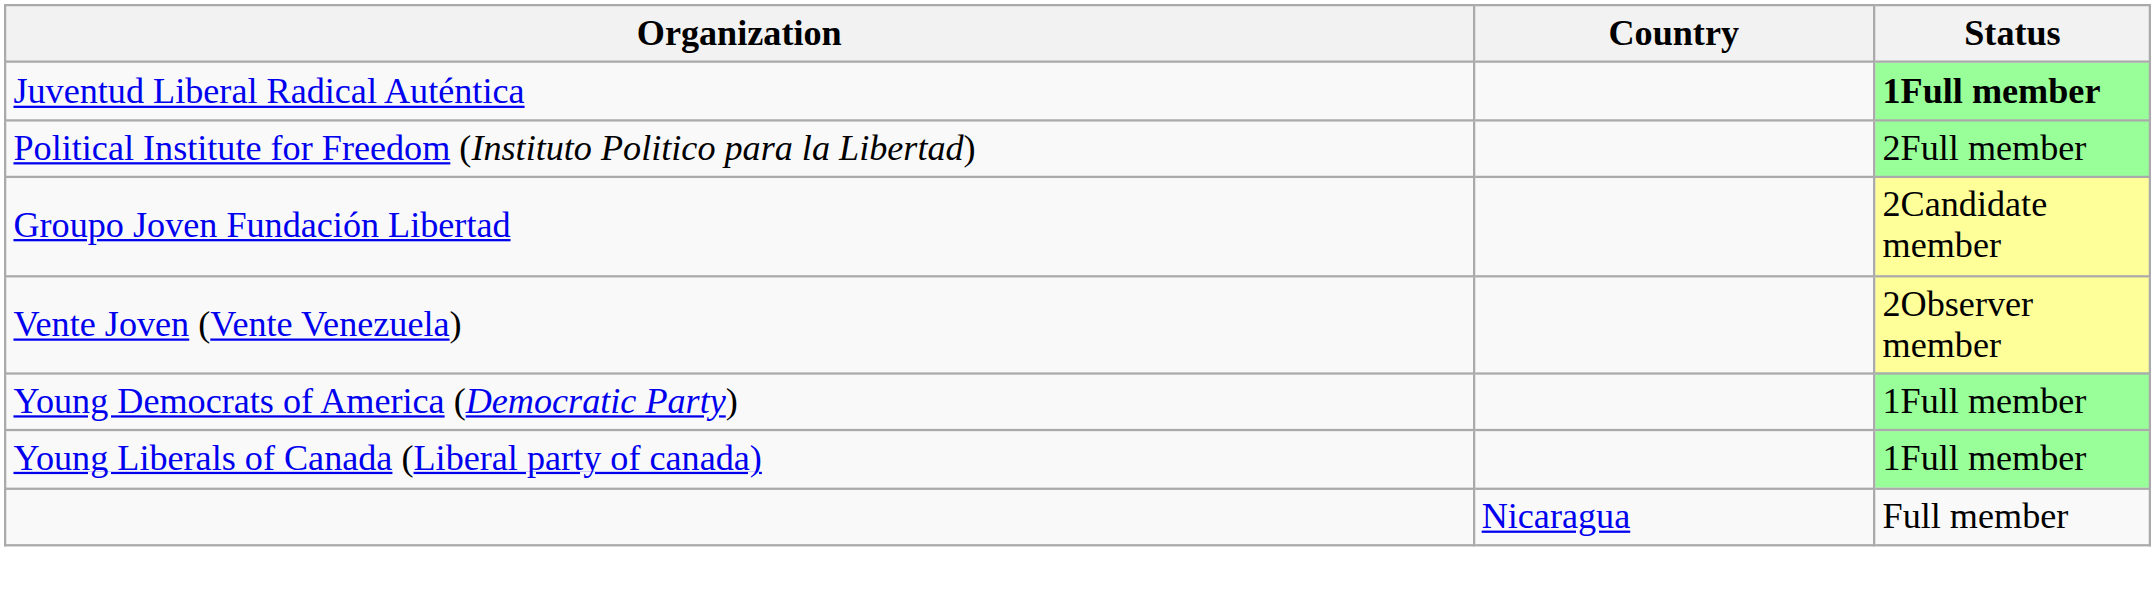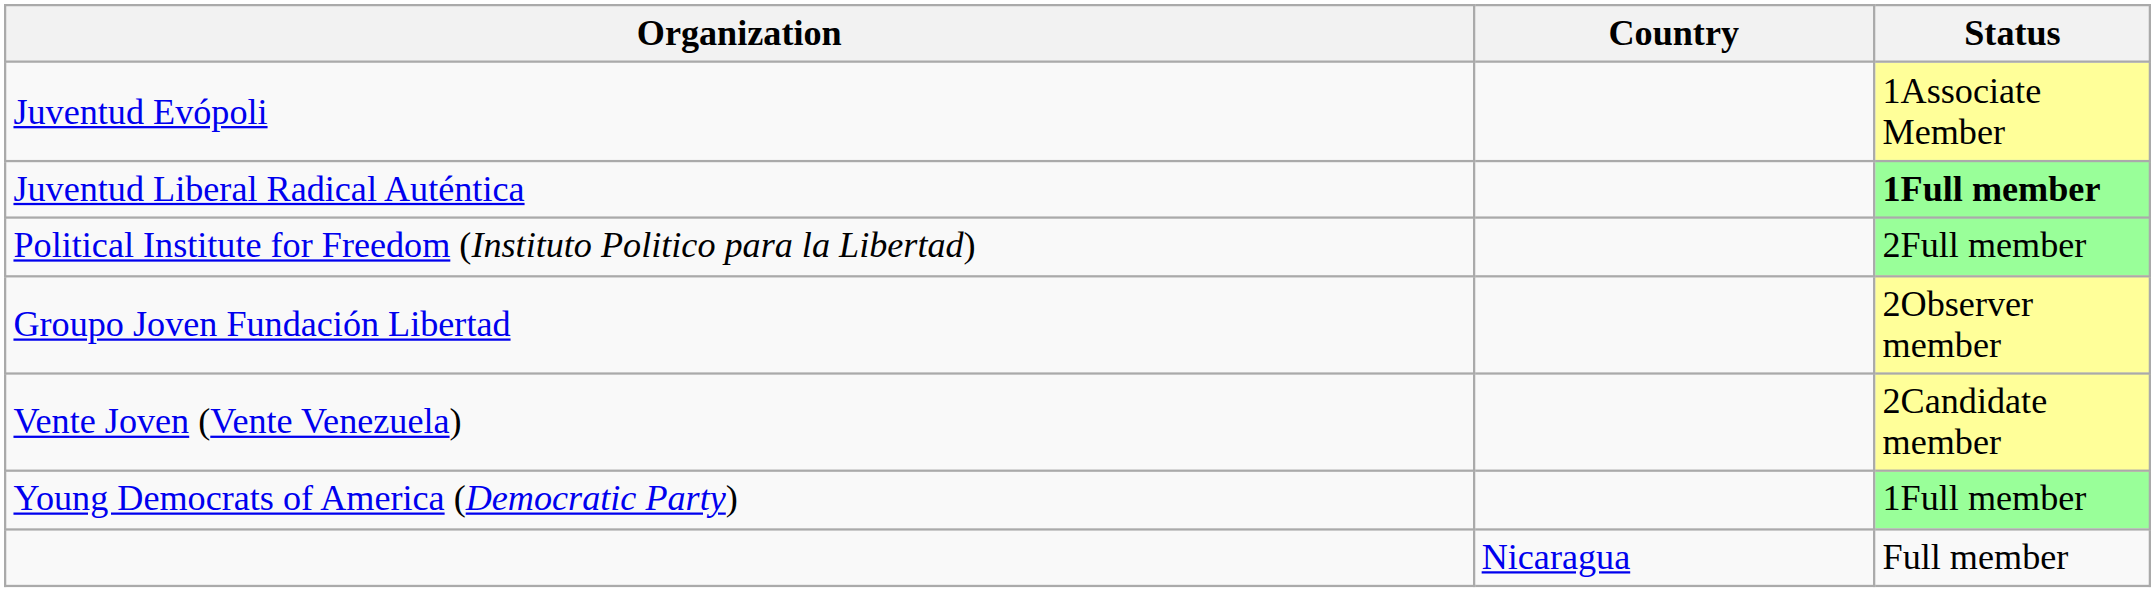+ row: (141, 110)
(1965, 225) 2Candidate member -> (1958, 323) 2Observer member
(1958, 323) 2Observer member -> (1965, 421) 2Candidate member
- row: (388, 458)
